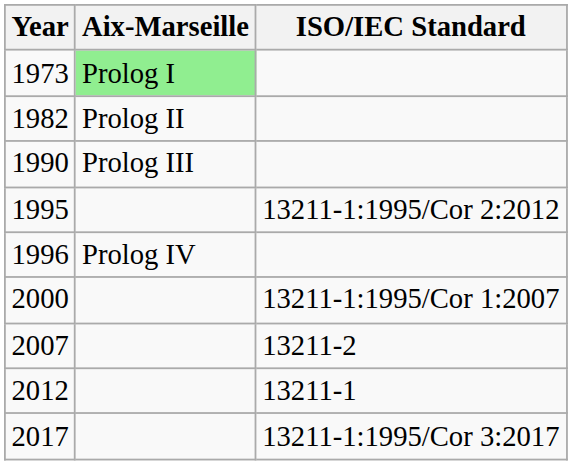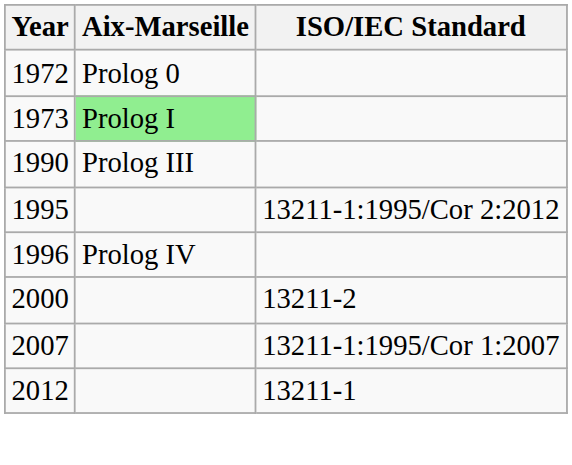+ row: (40, 72)
- row: (40, 118)
(411, 299) 13211-1:1995/Cor 1:2007 -> (309, 299) 13211-2
(309, 345) 13211-2 -> (411, 345) 13211-1:1995/Cor 1:2007
- row: (40, 436)
